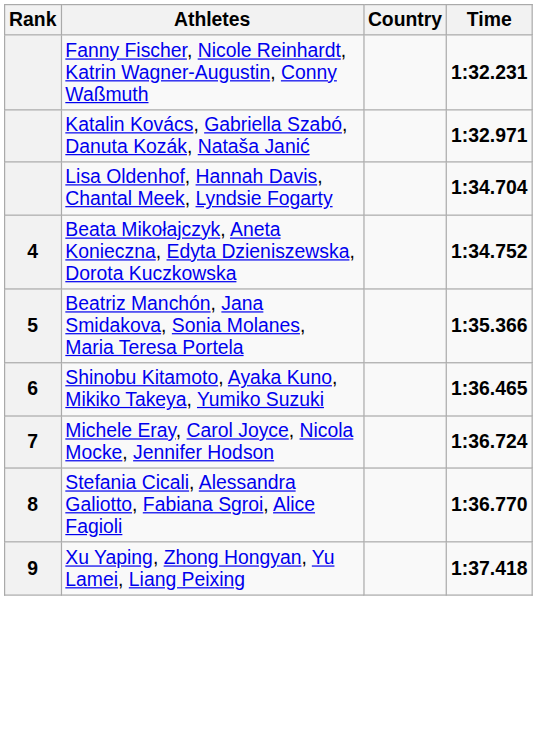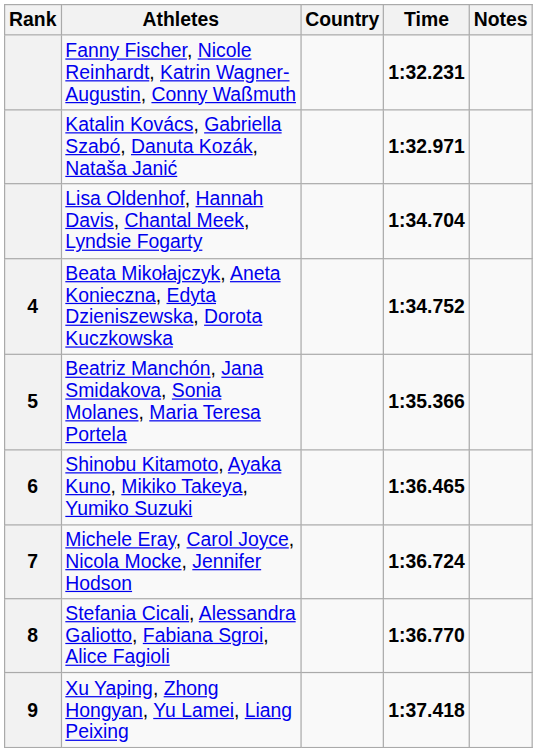+ column: (501, 19)
